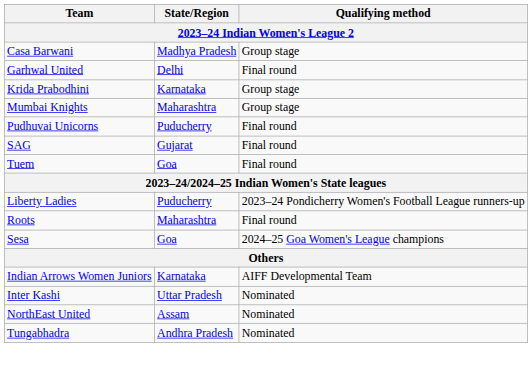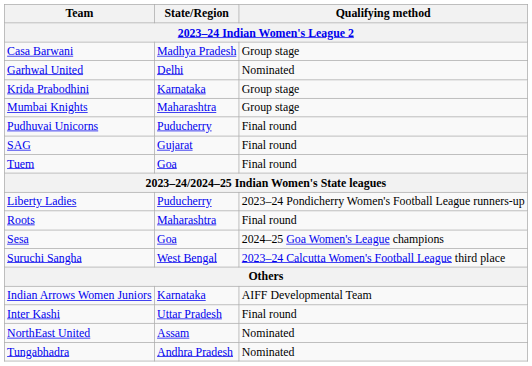(269, 70) Final round -> (268, 70) Nominated
+ row: (44, 257)
(268, 295) Nominated -> (269, 314) Final round
